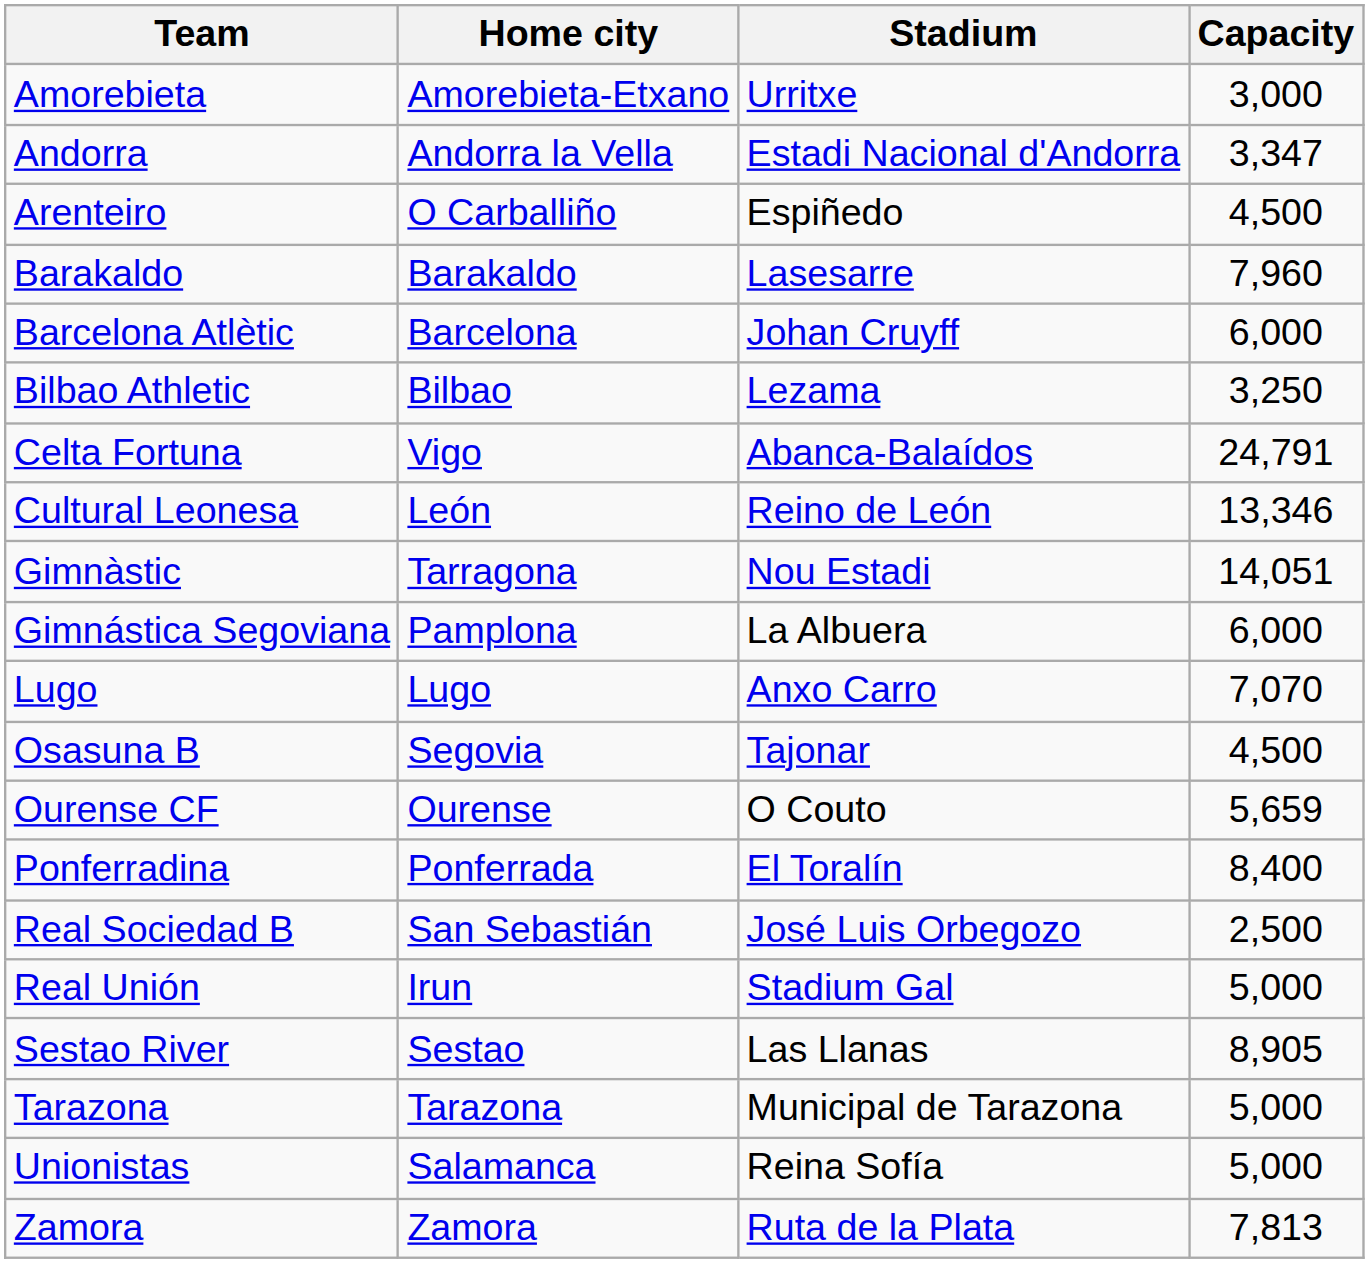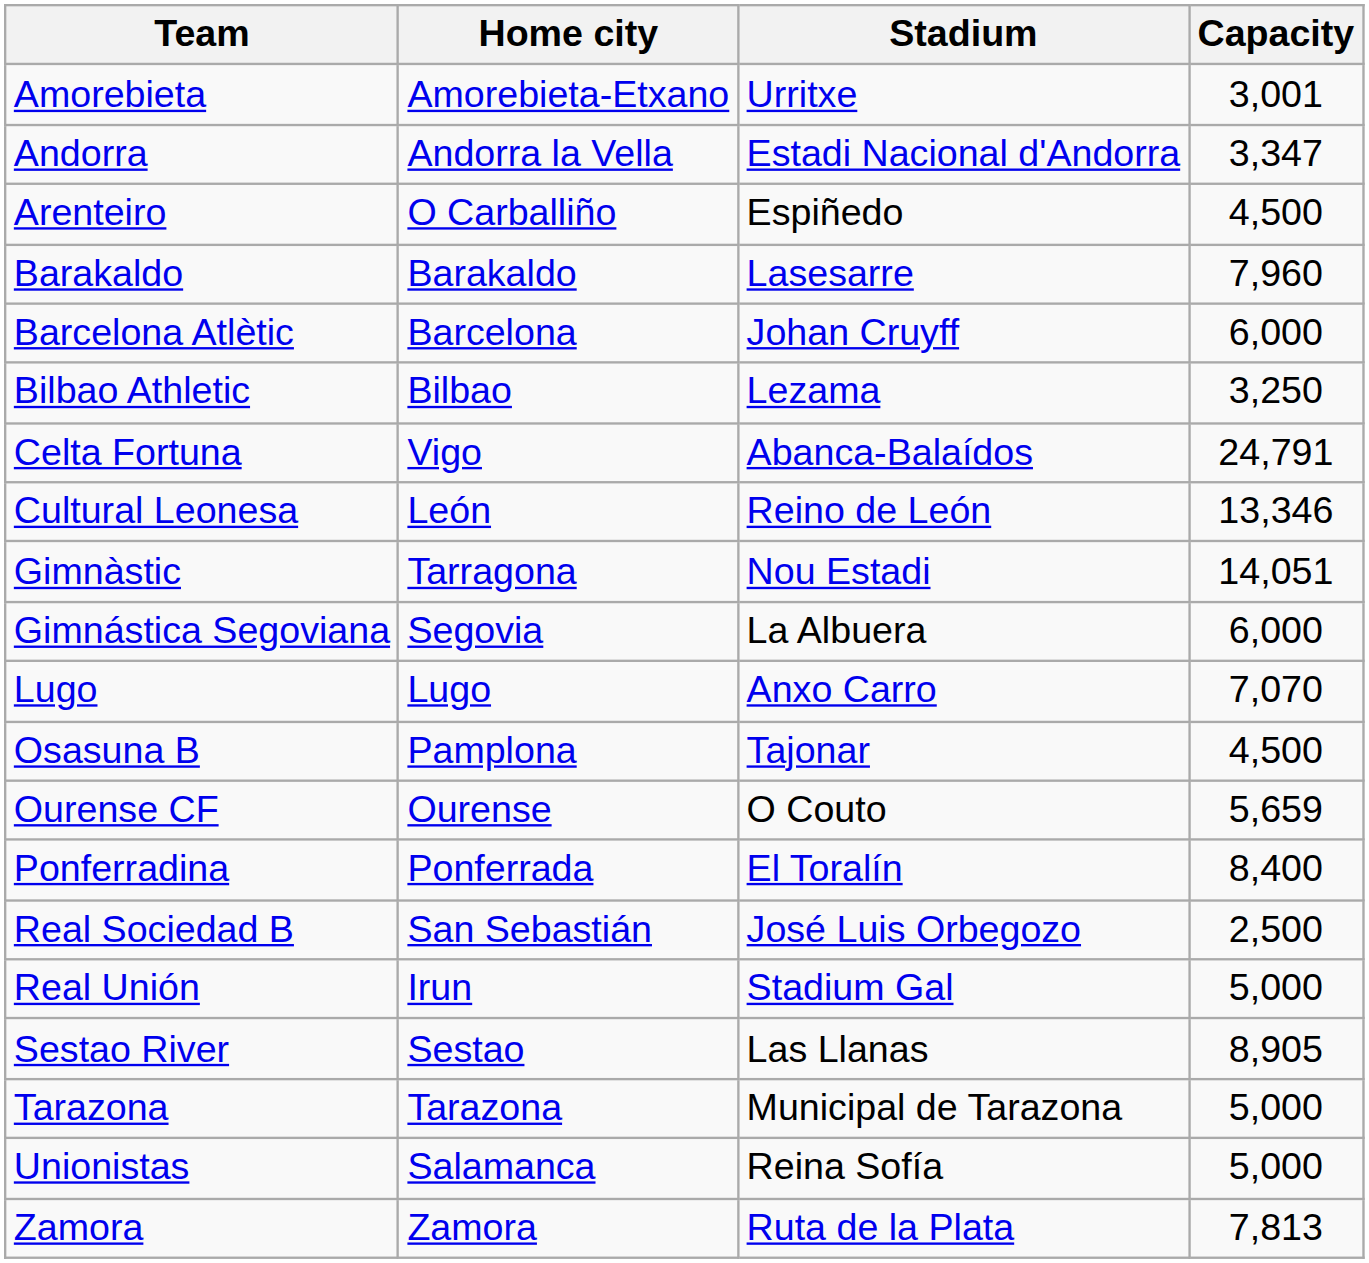(1276, 93) 3,000 -> (1276, 93) 3,001
(492, 630) Pamplona -> (475, 630) Segovia
(475, 749) Segovia -> (492, 749) Pamplona
